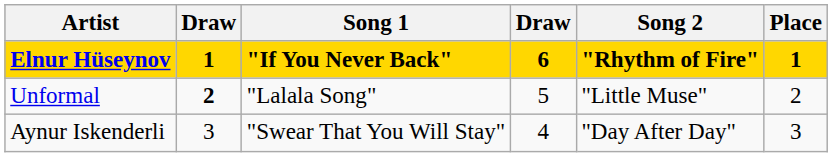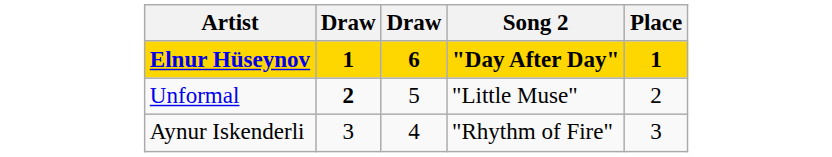- column: (376, 22)
(670, 59) "Rhythm of Fire" -> (536, 59) "Day After Day"
(659, 132) "Day After Day" -> (532, 132) "Rhythm of Fire"
